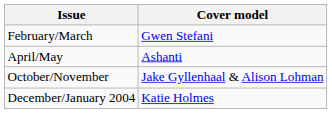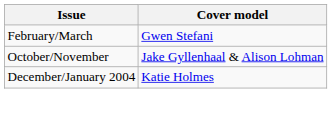- row: (35, 56)
